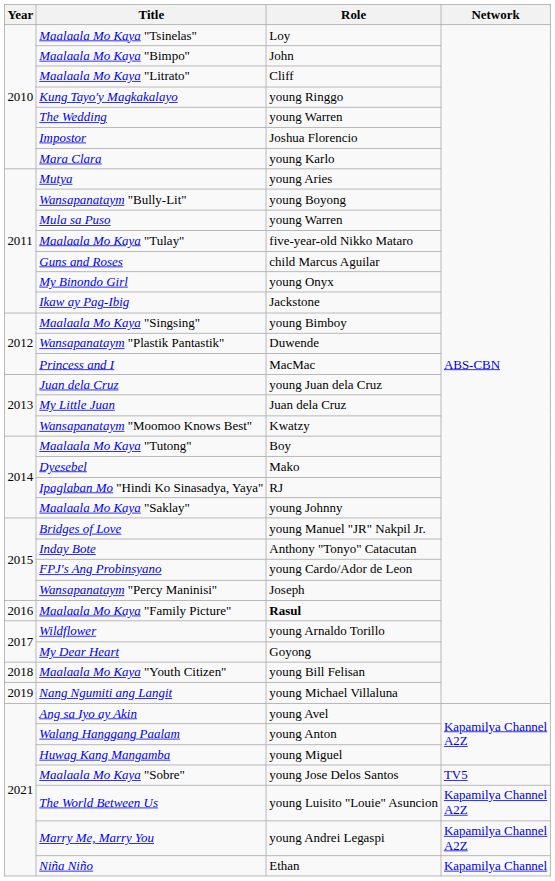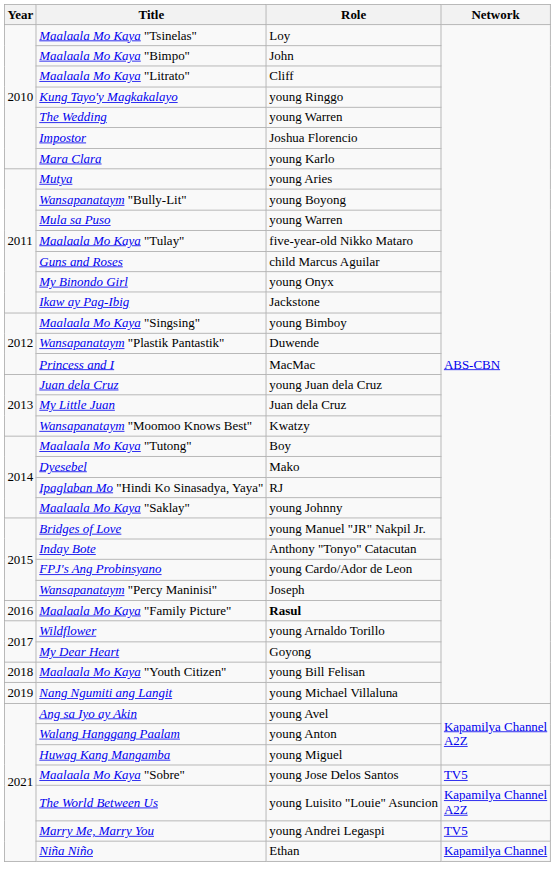(496, 838) Kapamilya Channel A2Z -> (456, 830) TV5
